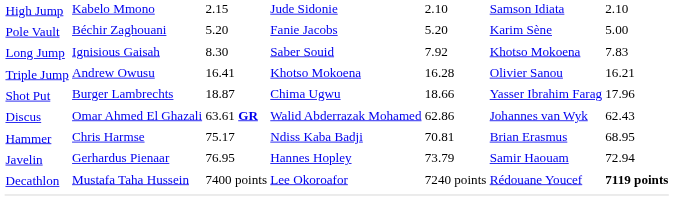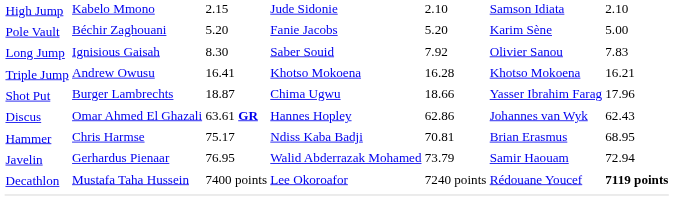(535, 51) Khotso Mokoena -> (526, 51) Olivier Sanou
(526, 72) Olivier Sanou -> (535, 72) Khotso Mokoena
(346, 115) Walid Abderrazak Mohamed -> (311, 115) Hannes Hopley
(311, 158) Hannes Hopley -> (346, 158) Walid Abderrazak Mohamed
